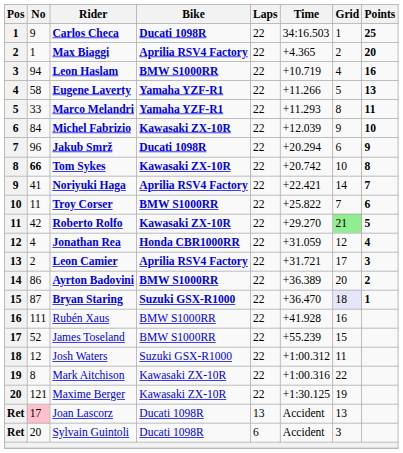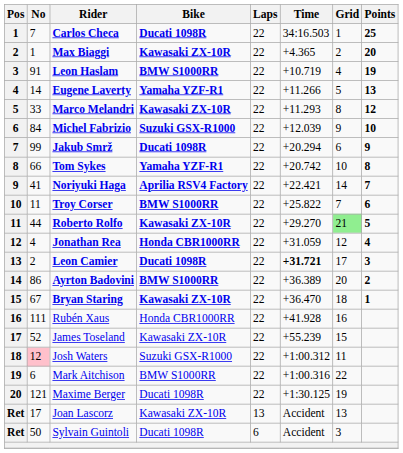(33, 33) 9 -> (33, 33) 7
(194, 52) Aprilia RSV4 Factory -> (185, 52) Kawasaki ZX-10R
(36, 71) 94 -> (36, 71) 91
(370, 71) 16 -> (370, 71) 19
(36, 90) 58 -> (36, 90) 14
(181, 109) Yamaha YZF-R1 -> (185, 109) Kawasaki ZX-10R
(370, 109) 11 -> (370, 109) 12
(185, 128) Kawasaki ZX-10R -> (187, 128) Suzuki GSX-R1000
(36, 147) 96 -> (36, 147) 99
(36, 166) bold -> (36, 166) normal
(185, 166) Kawasaki ZX-10R -> (181, 166) Yamaha YZF-R1
(36, 223) 42 -> (36, 223) 44
(194, 261) Aprilia RSV4 Factory -> (173, 261) Ducati 1098R
(302, 261) normal -> (302, 261) bold
(36, 299) 87 -> (36, 299) 67
(187, 299) Suzuki GSX-R1000 -> (185, 299) Kawasaki ZX-10R
(341, 299) lavender background -> (341, 299) no background
(178, 318) BMW S1000RR -> (187, 318) Honda CBR1000RR
(178, 338) BMW S1000RR -> (183, 338) Kawasaki ZX-10R
(36, 357) no background -> (36, 357) pink background
(33, 376) 8 -> (33, 376) 6
(183, 376) Kawasaki ZX-10R -> (178, 376) BMW S1000RR
(183, 395) Kawasaki ZX-10R -> (172, 395) Ducati 1098R
(36, 414) pink background -> (36, 414) no background
(172, 414) Ducati 1098R -> (183, 414) Kawasaki ZX-10R
(36, 433) 20 -> (36, 433) 50
